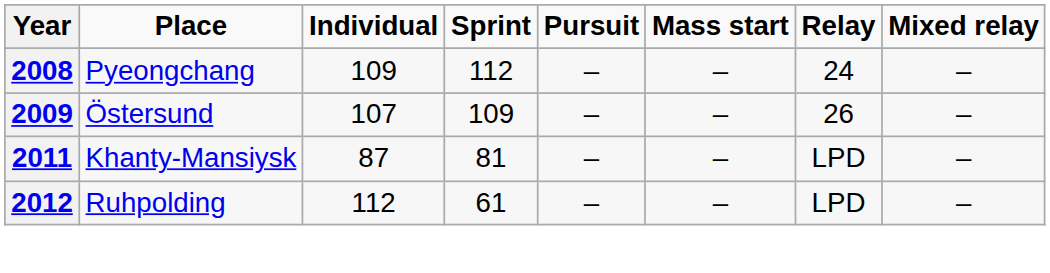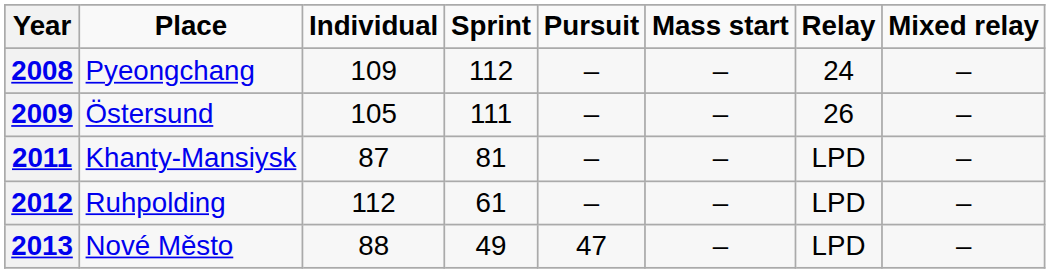(374, 114) 107 -> (374, 114) 105
(491, 114) 109 -> (491, 114) 111
+ row: (42, 245)
